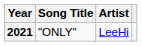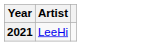- column: (66, 13)
